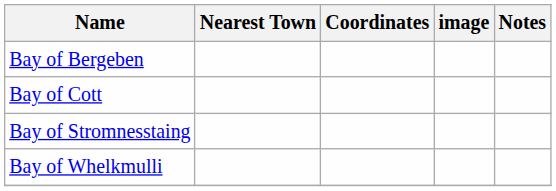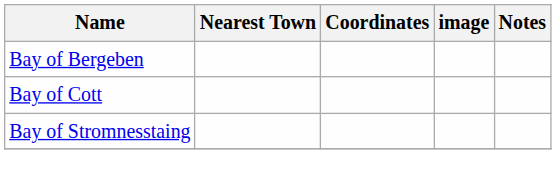- row: (86, 166)
